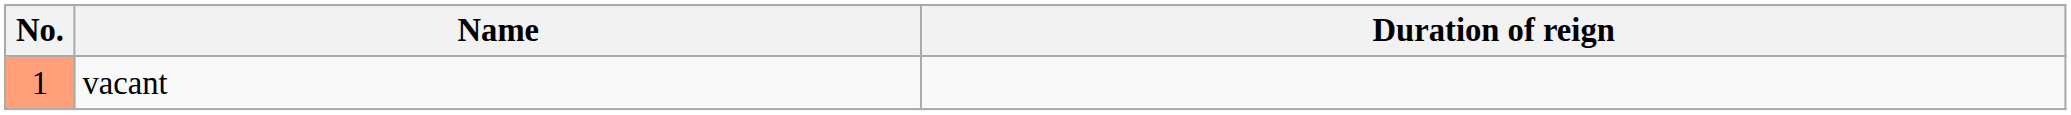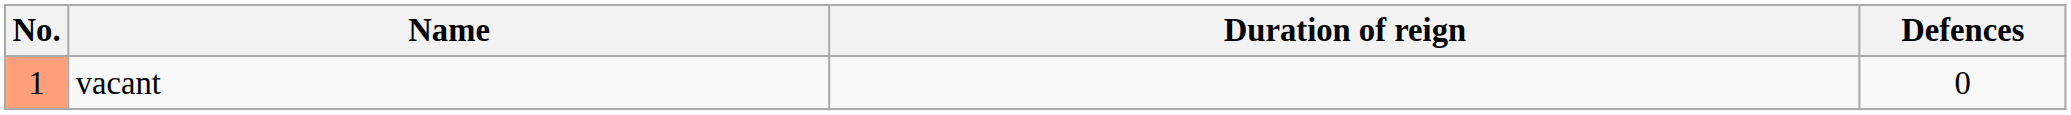+ column: (1963, 30)
